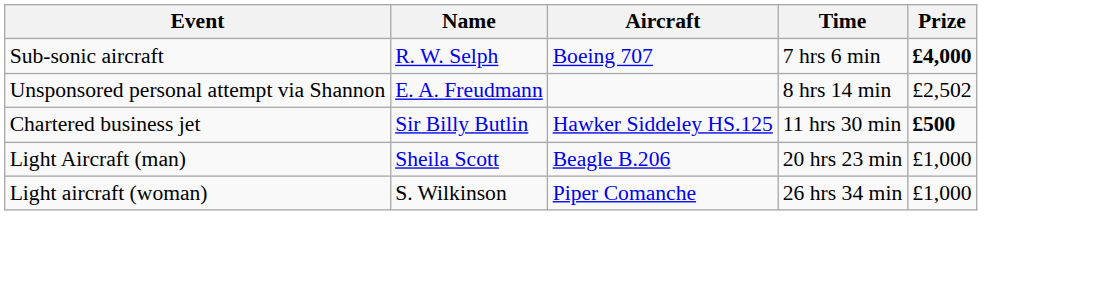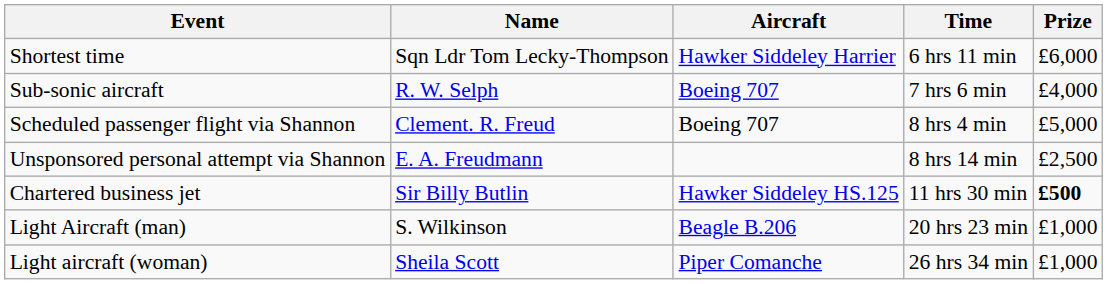+ row: (67, 55)
(942, 55) bold -> (1068, 90) normal
+ row: (182, 124)
(942, 90) £2,502 -> (1068, 158) £2,500
(447, 158) Sheila Scott -> (451, 227) S. Wilkinson
(451, 192) S. Wilkinson -> (447, 261) Sheila Scott
